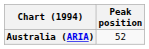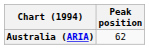(120, 37) 52 -> (120, 37) 62
